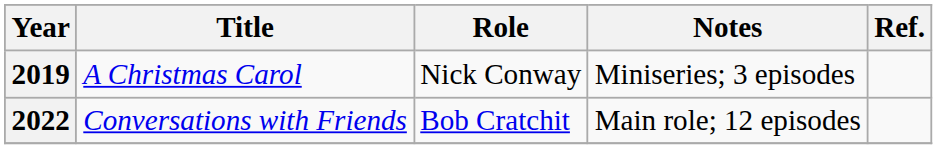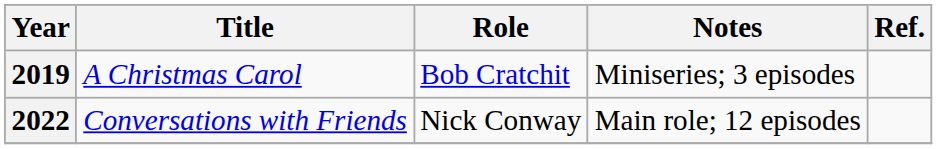(501, 73) Nick Conway -> (495, 73) Bob Cratchit
(495, 119) Bob Cratchit -> (501, 119) Nick Conway
